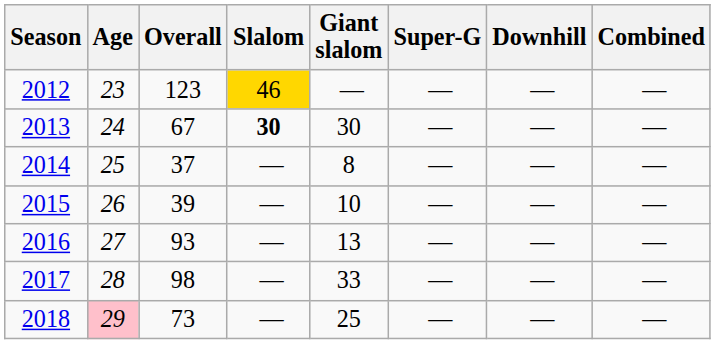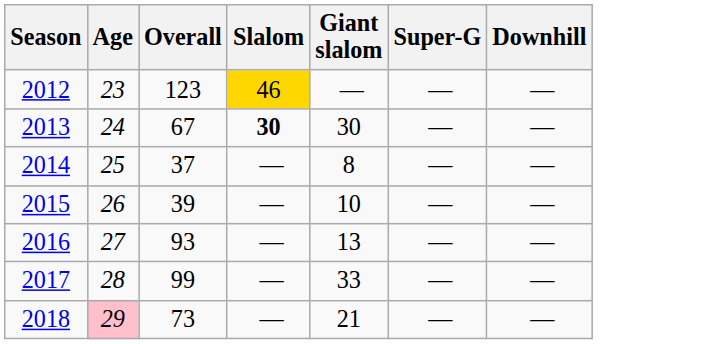- column: (651, 37)
(183, 280) 98 -> (183, 280) 99
(349, 319) 25 -> (349, 319) 21
